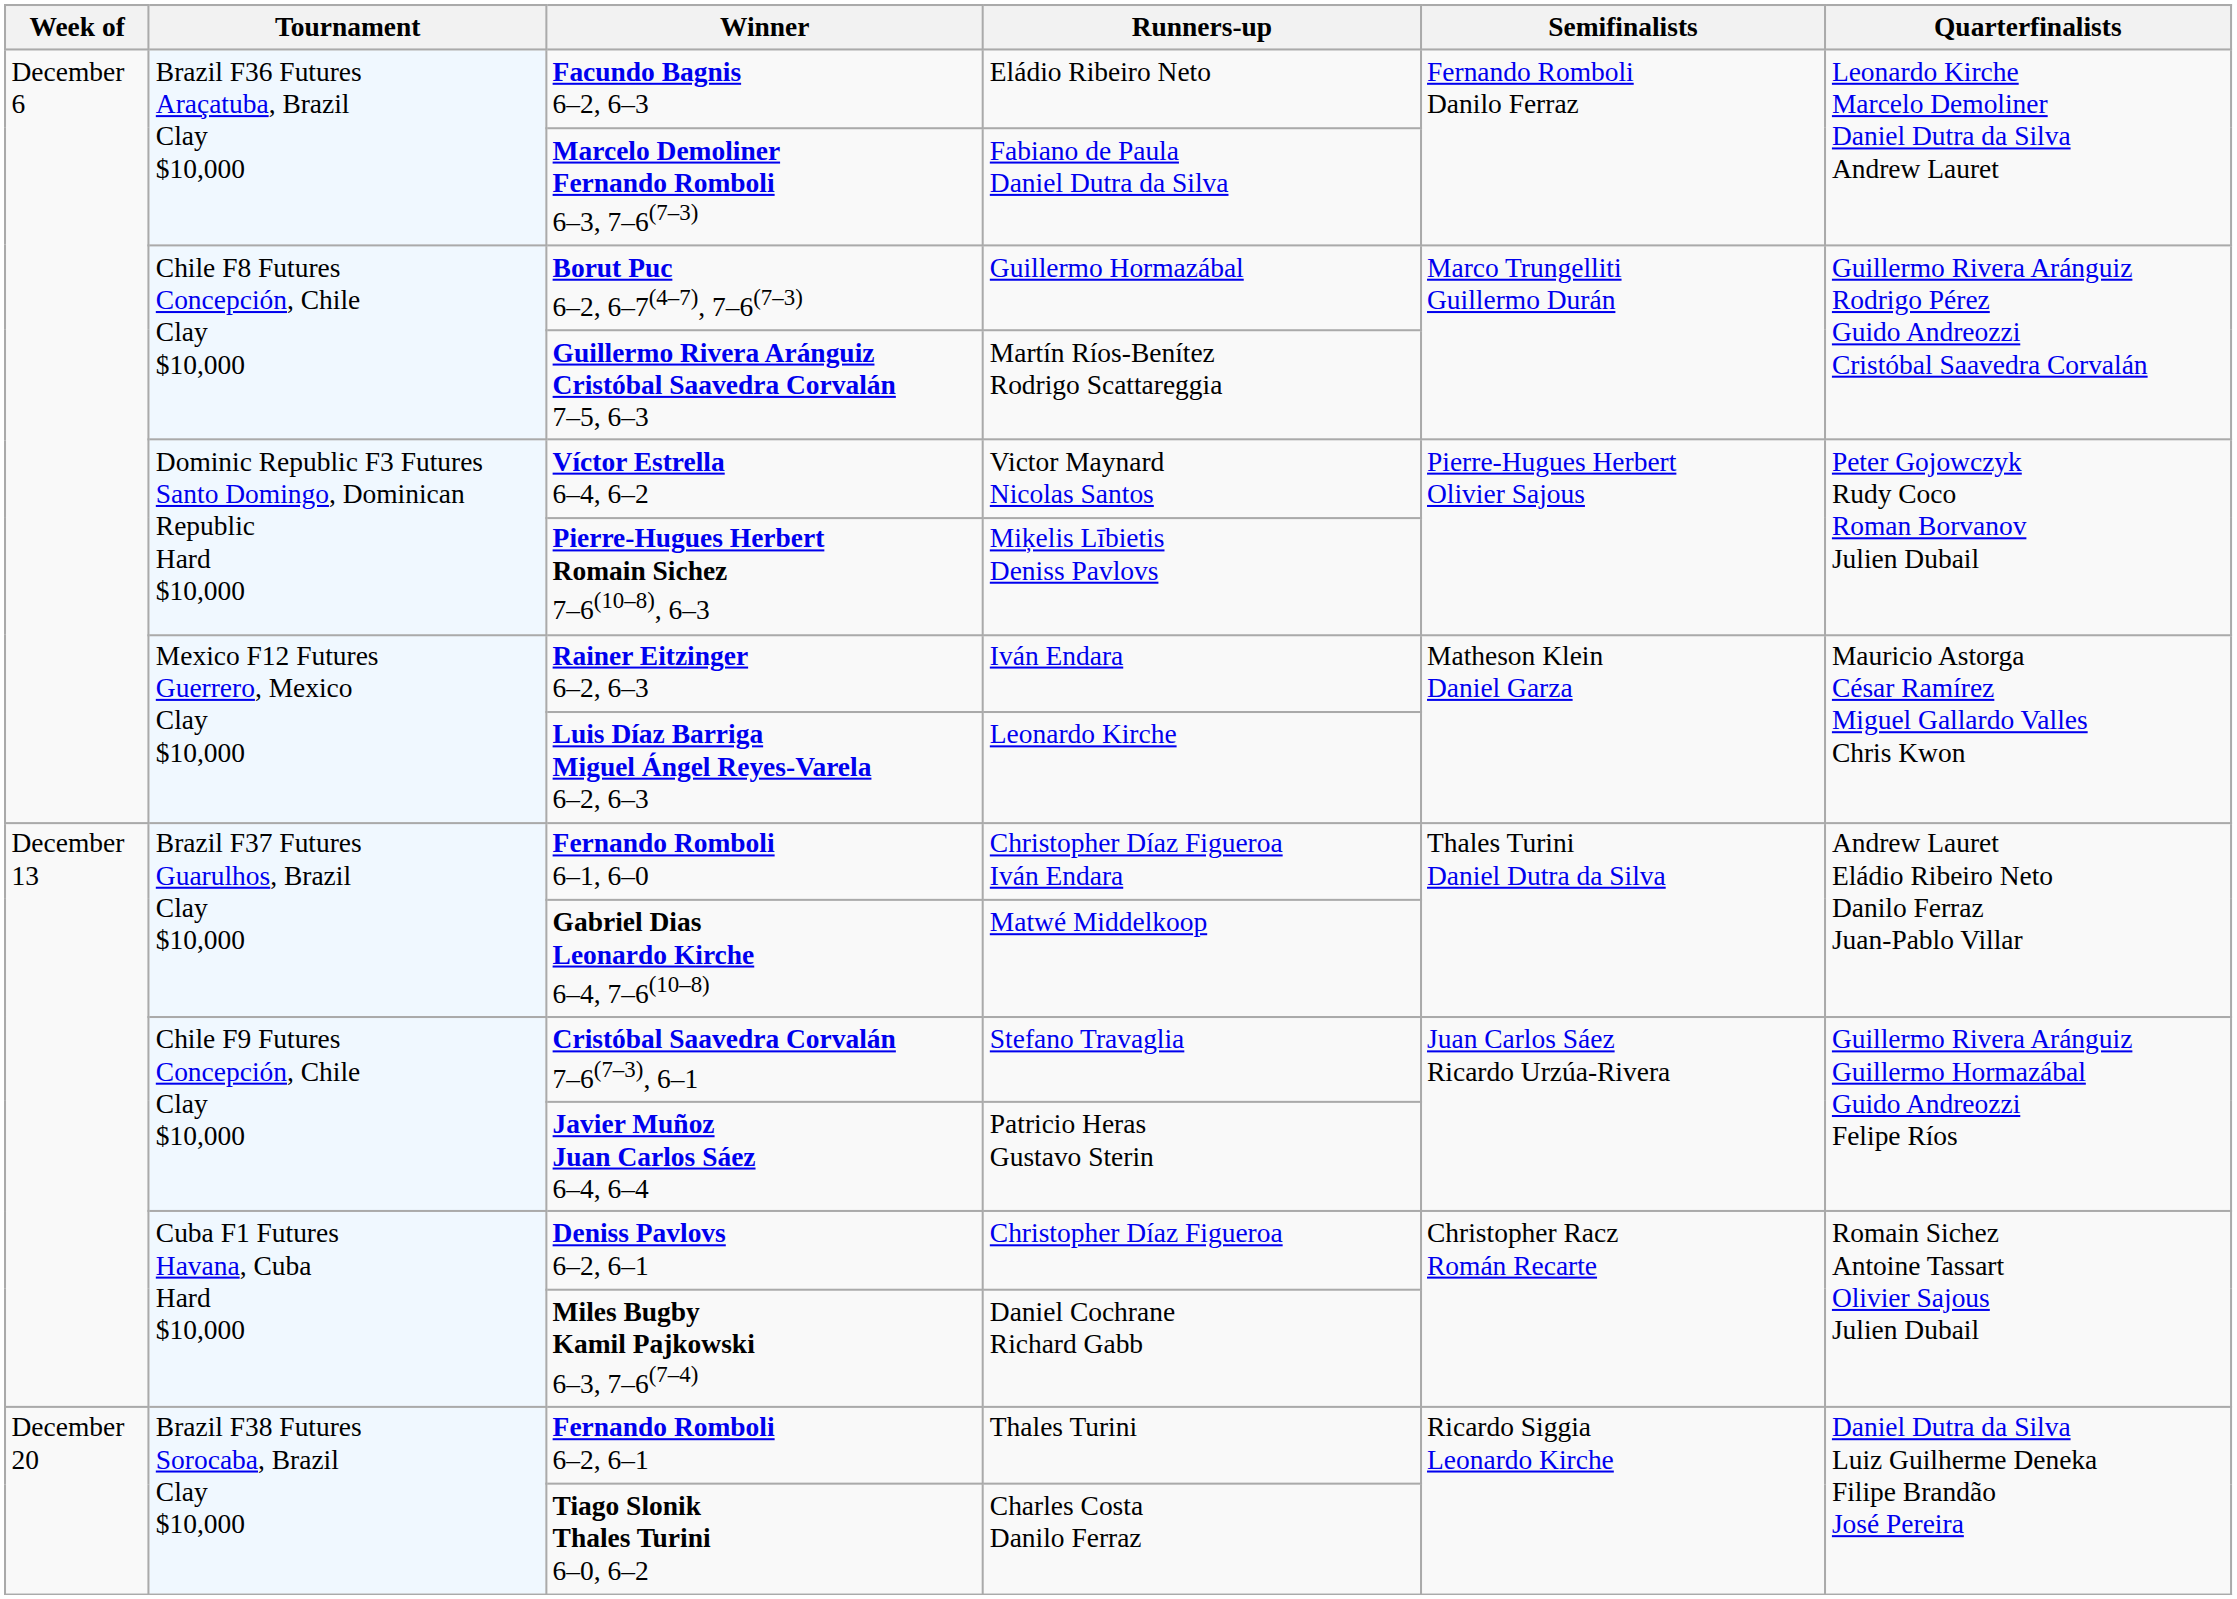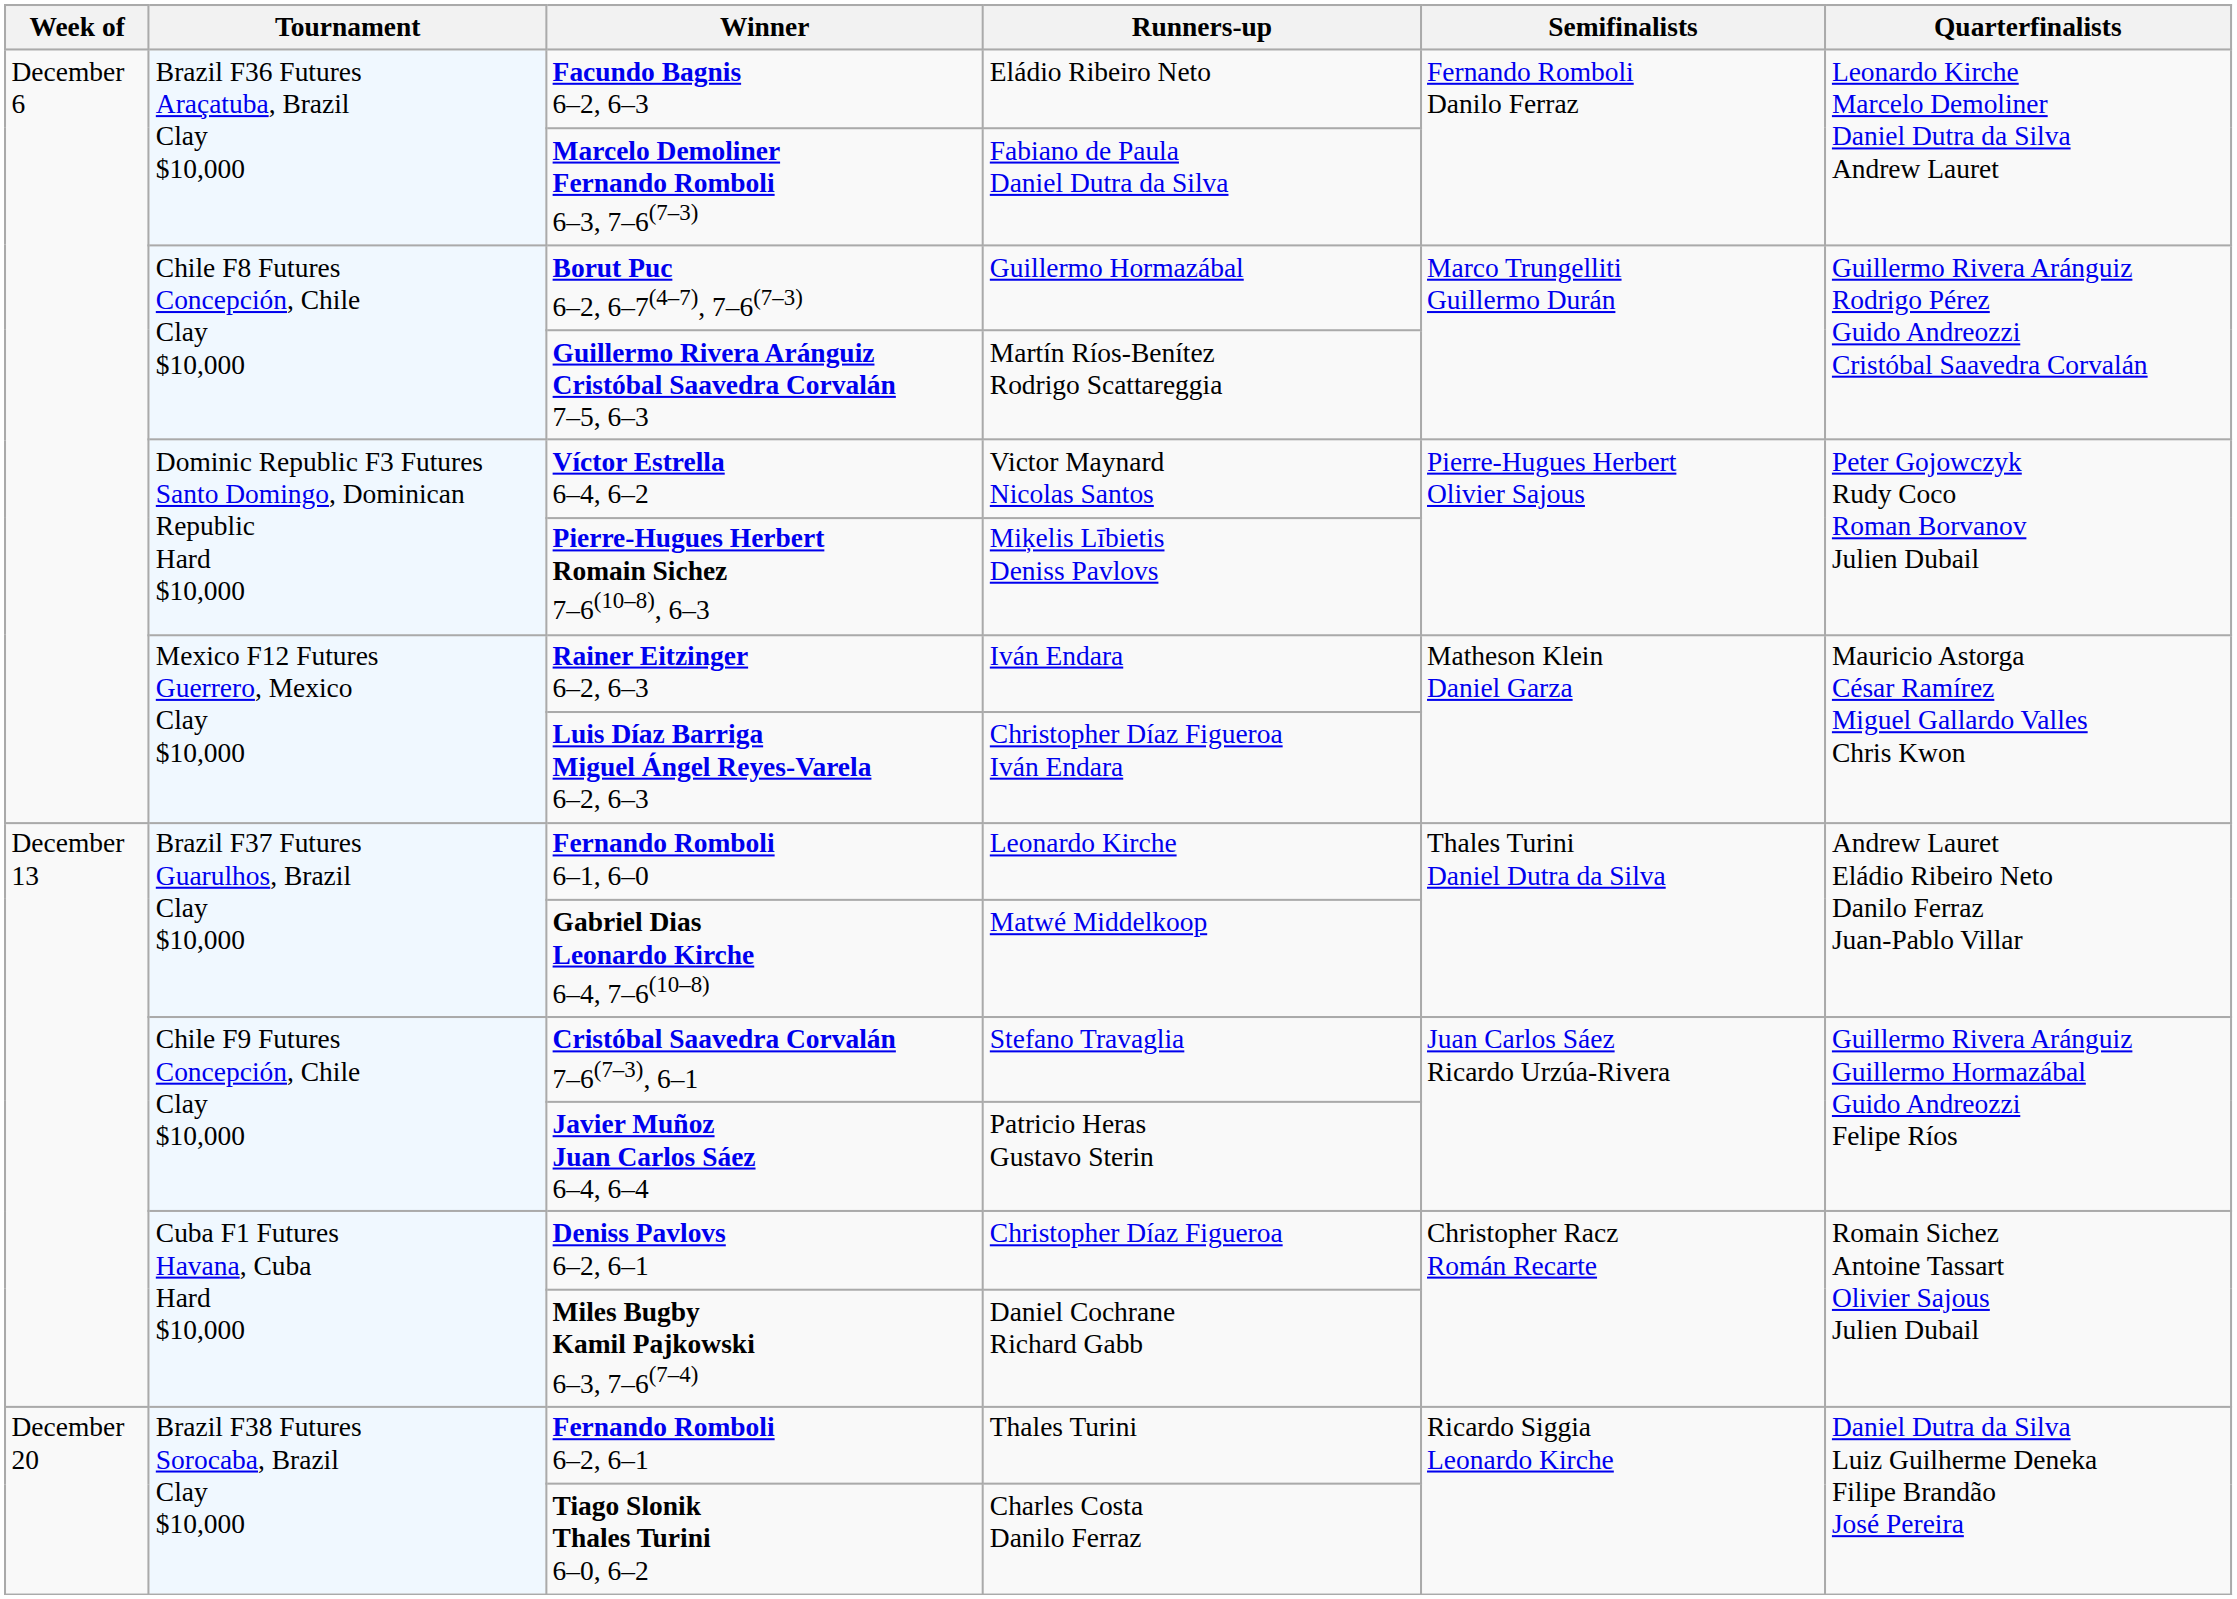(1083, 733) Leonardo Kirche -> (1136, 750) Christopher Díaz Figueroa Iván Endara
(1136, 860) Christopher Díaz Figueroa Iván Endara -> (1083, 843) Leonardo Kirche
